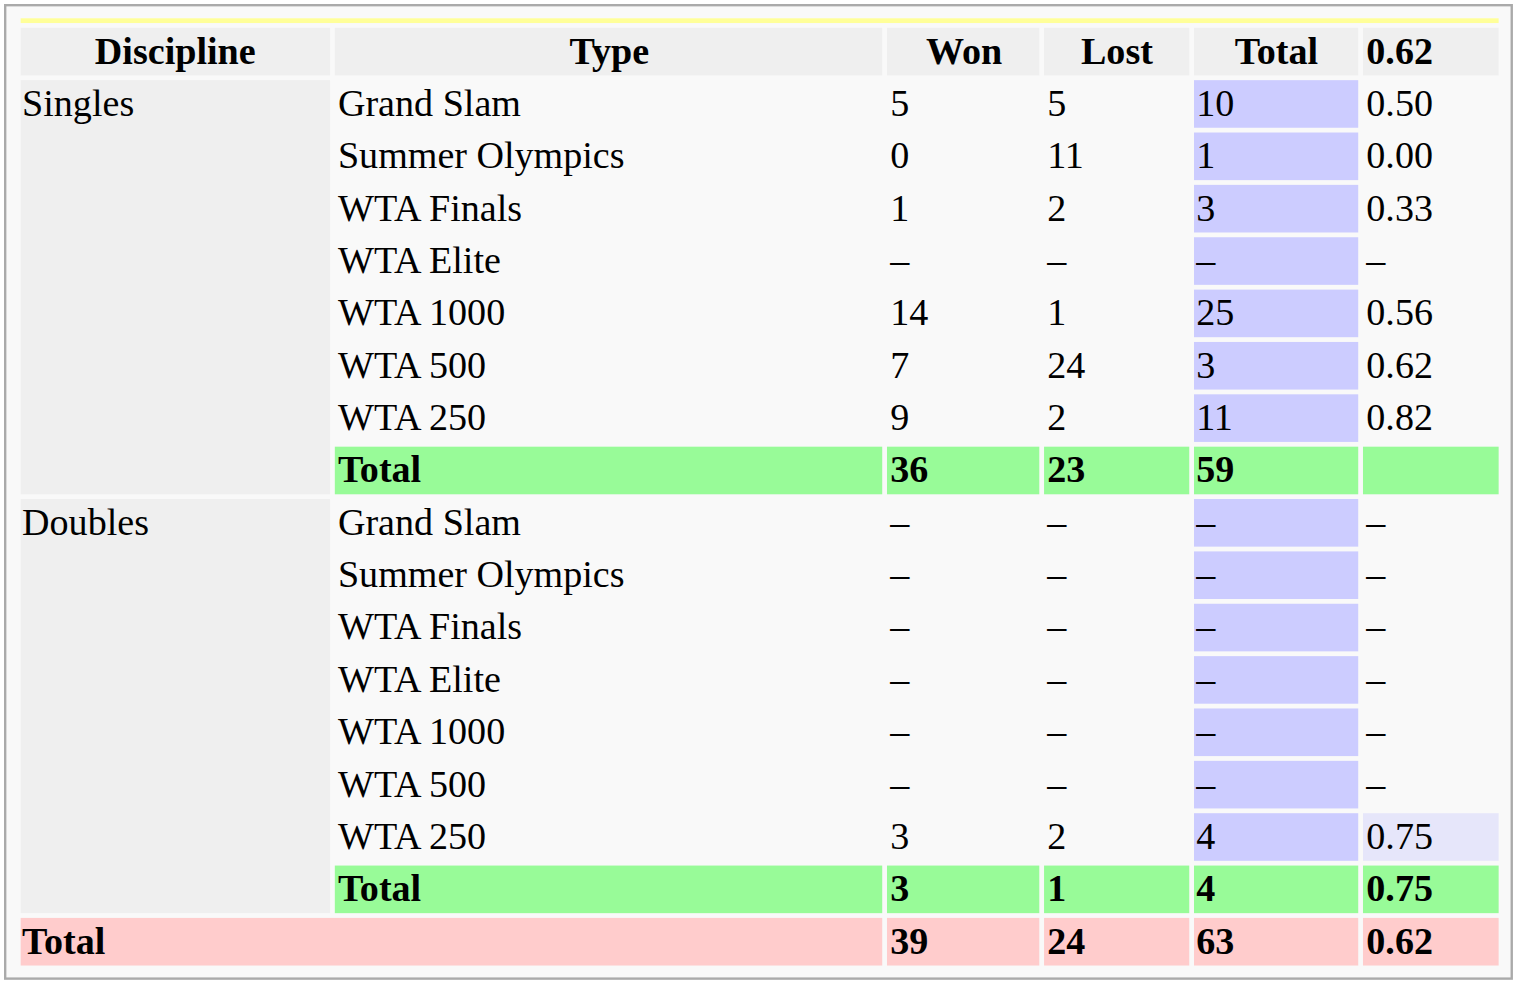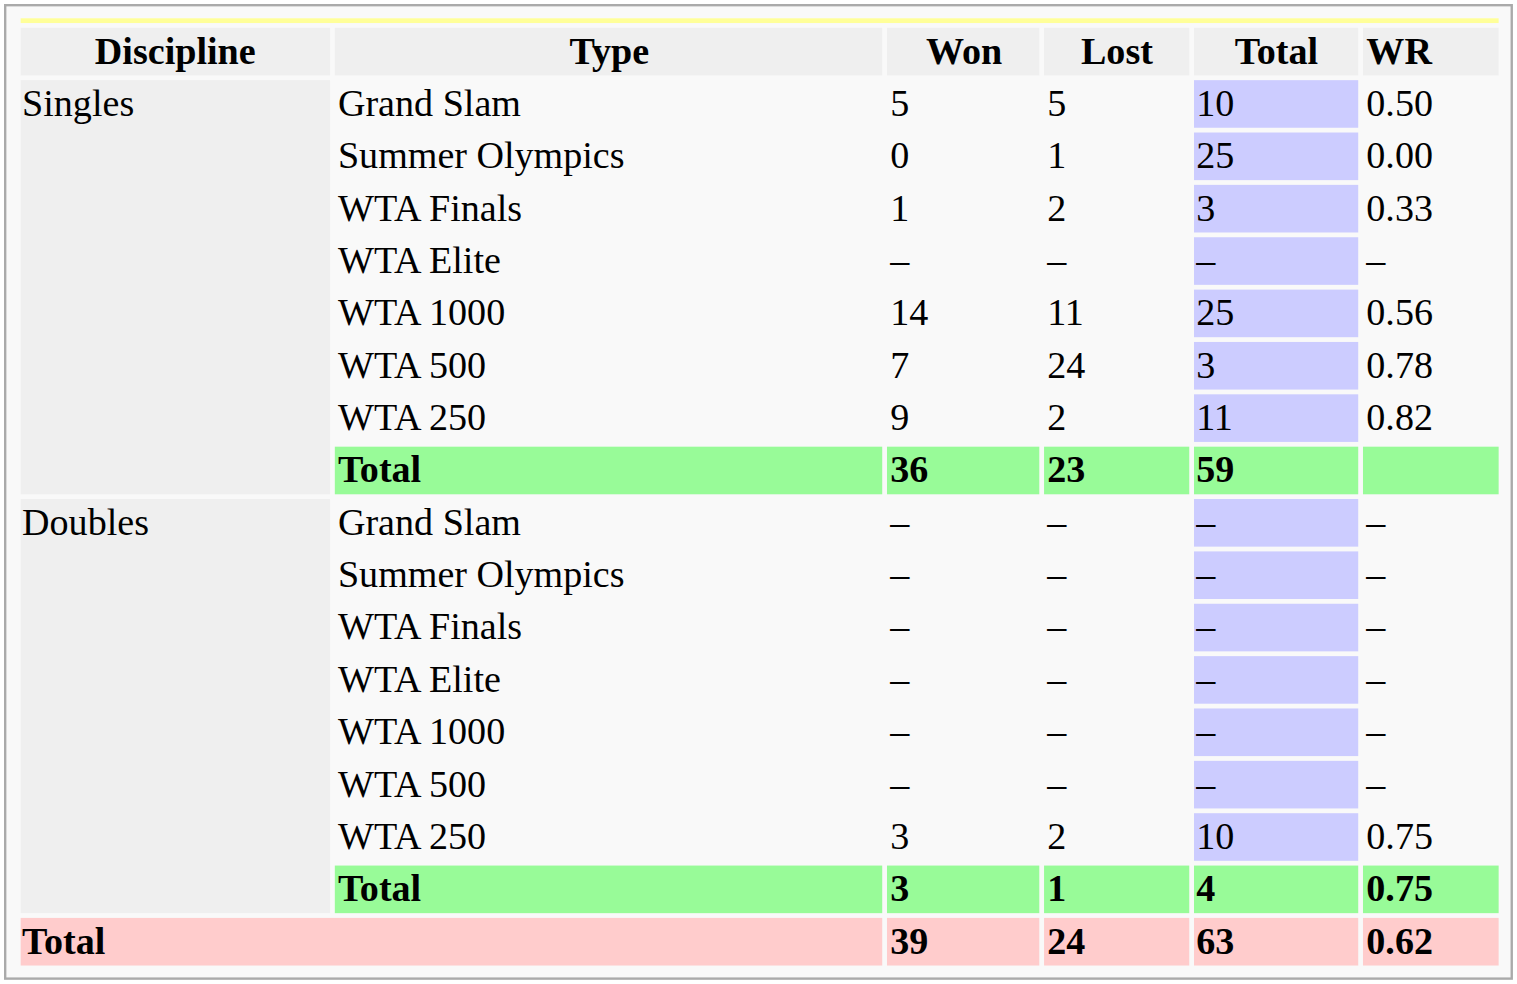(1400, 51) 0.62 -> (1399, 51) WR
(1066, 156) 11 -> (1057, 156) 1
(1206, 156) 1 -> (1215, 156) 25
(1057, 313) 1 -> (1066, 313) 11
(1400, 365) 0.62 -> (1400, 365) 0.78
(1206, 836) 4 -> (1215, 836) 10
(1400, 836) lavender background -> (1400, 836) no background
